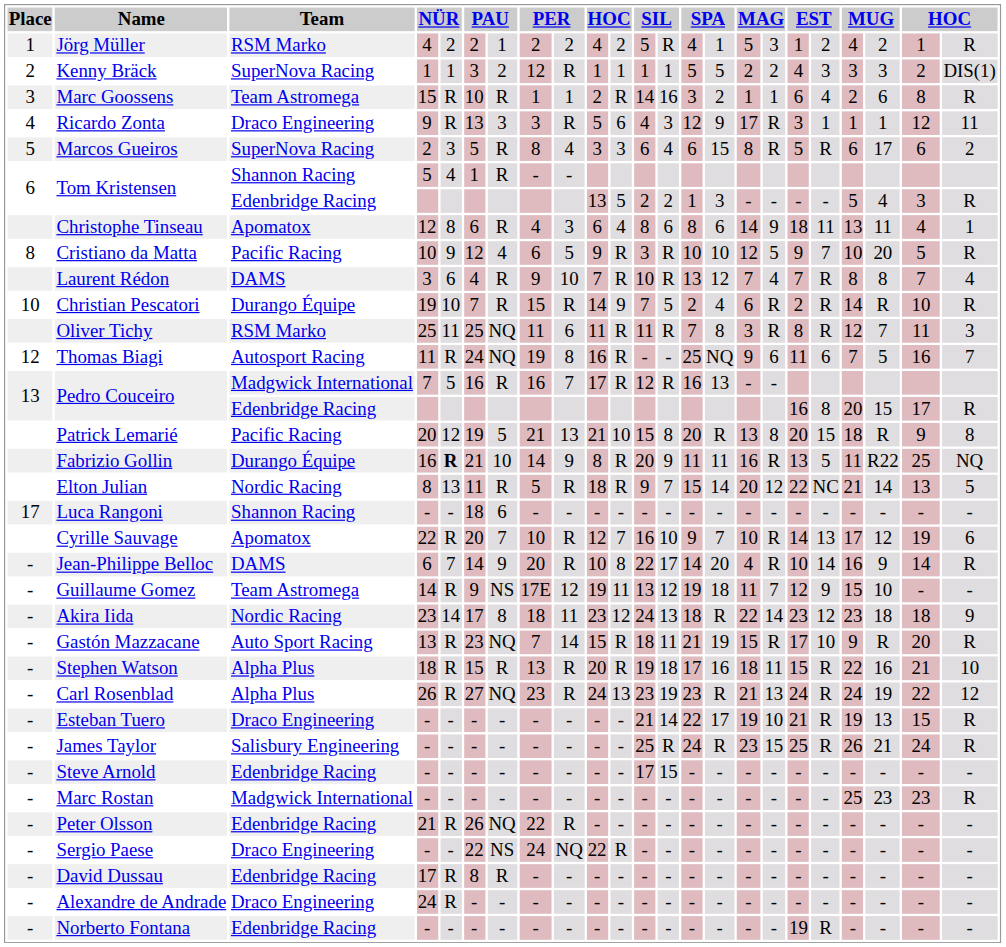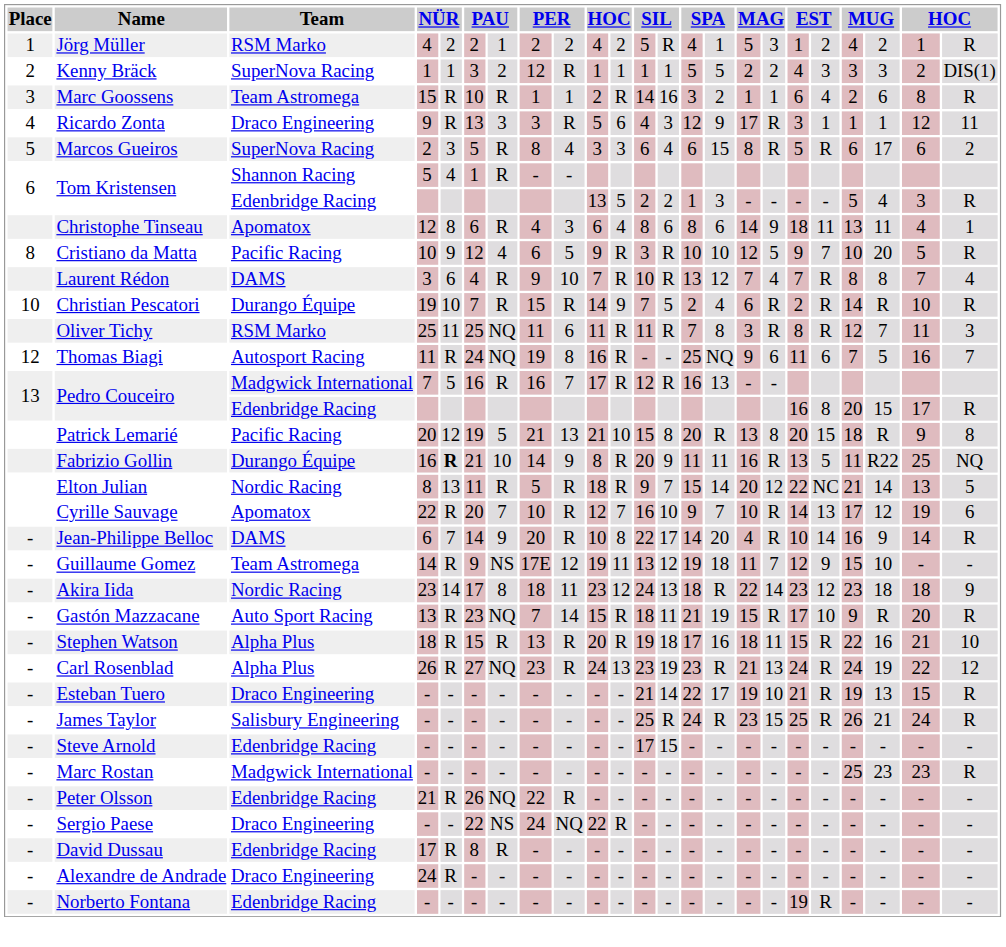- row: (110, 512)
